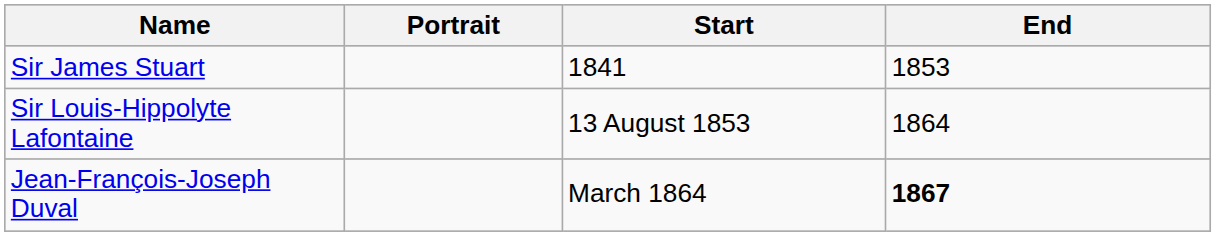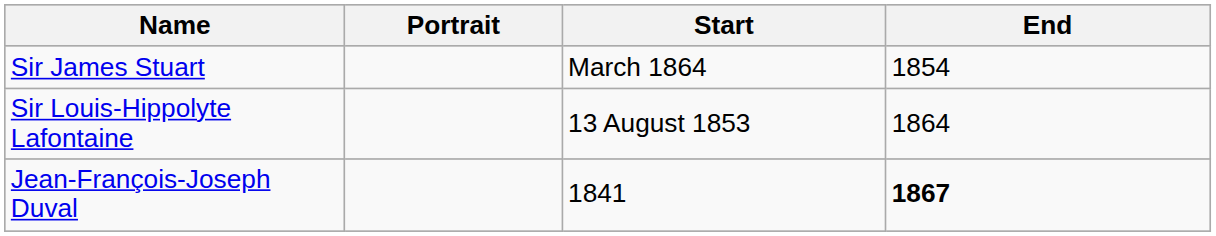(597, 66) 1841 -> (637, 66) March 1864
(921, 66) 1853 -> (921, 66) 1854
(637, 194) March 1864 -> (597, 194) 1841
